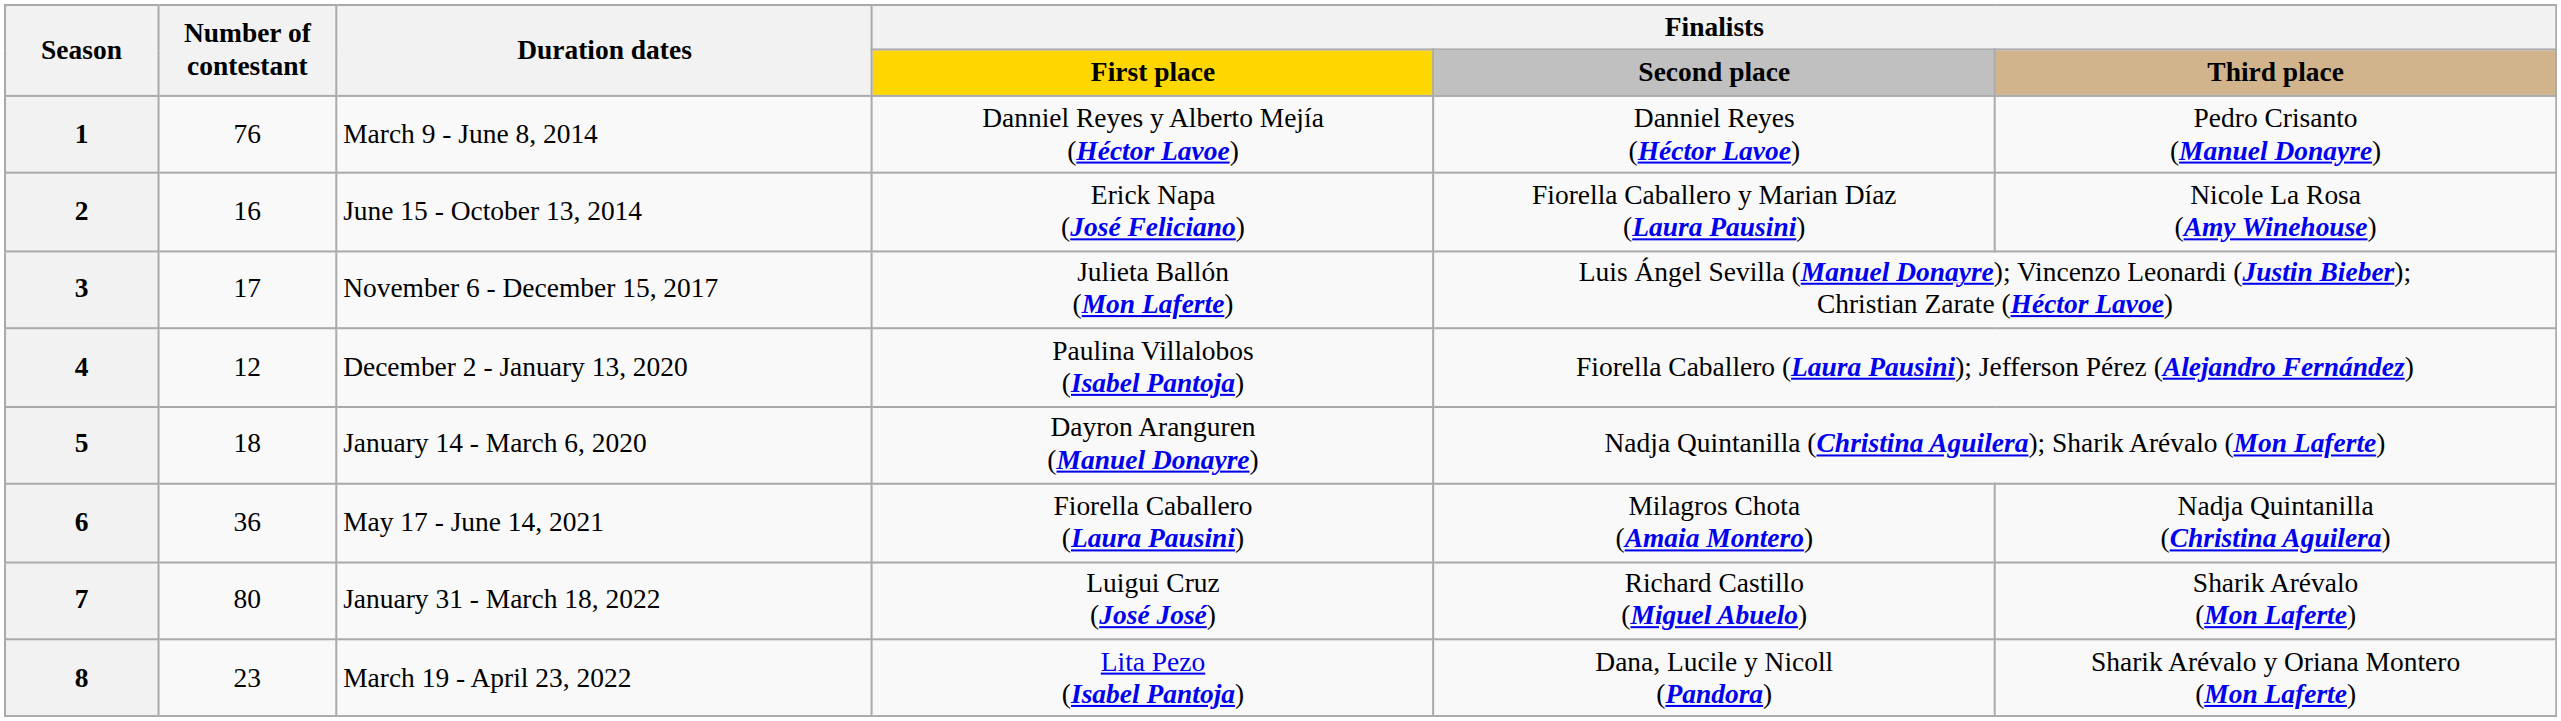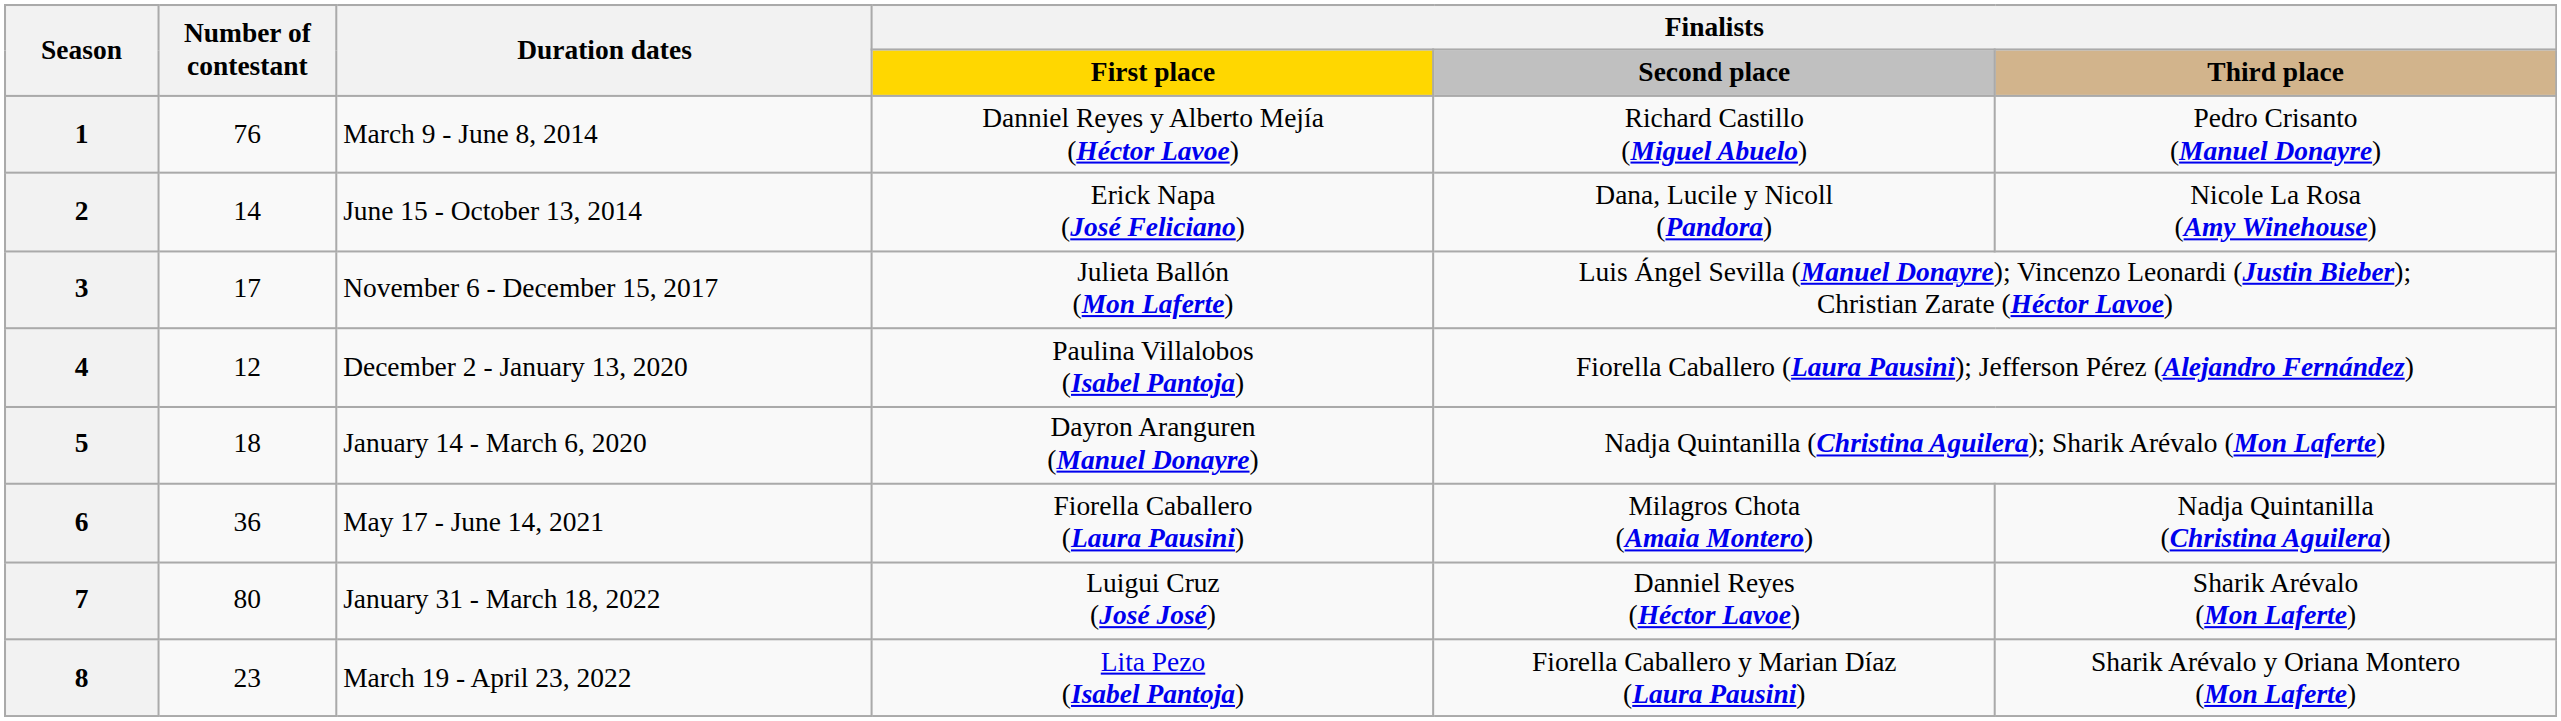(1714, 133) Danniel Reyes (Héctor Lavoe) -> (1714, 133) Richard Castillo (Miguel Abuelo)
(247, 211) 16 -> (247, 211) 14
(1714, 211) Fiorella Caballero y Marian Díaz (Laura Pausini) -> (1714, 211) Dana, Lucile y Nicoll (Pandora)
(1714, 599) Richard Castillo (Miguel Abuelo) -> (1714, 599) Danniel Reyes (Héctor Lavoe)
(1714, 677) Dana, Lucile y Nicoll (Pandora) -> (1714, 677) Fiorella Caballero y Marian Díaz (Laura Pausini)
